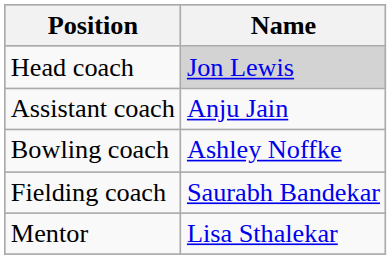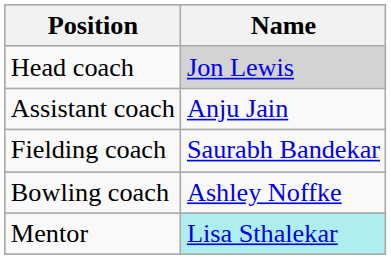rows swapped: (90, 150) <-> (88, 191)
(262, 233) no background -> (262, 233) paleturquoise background
